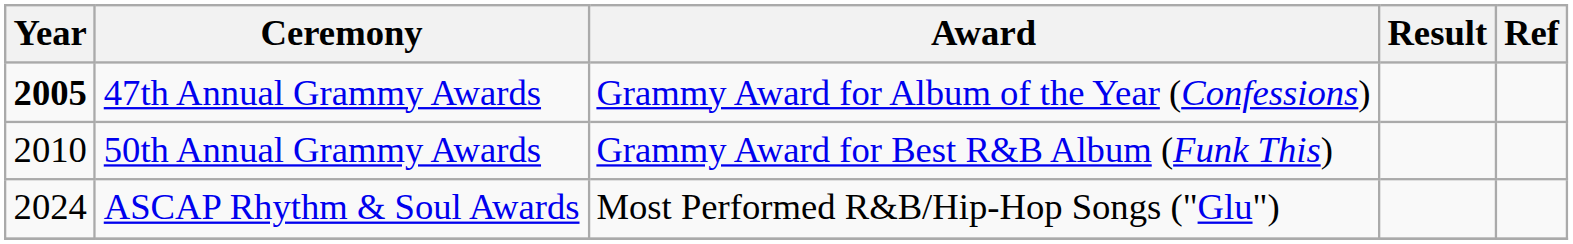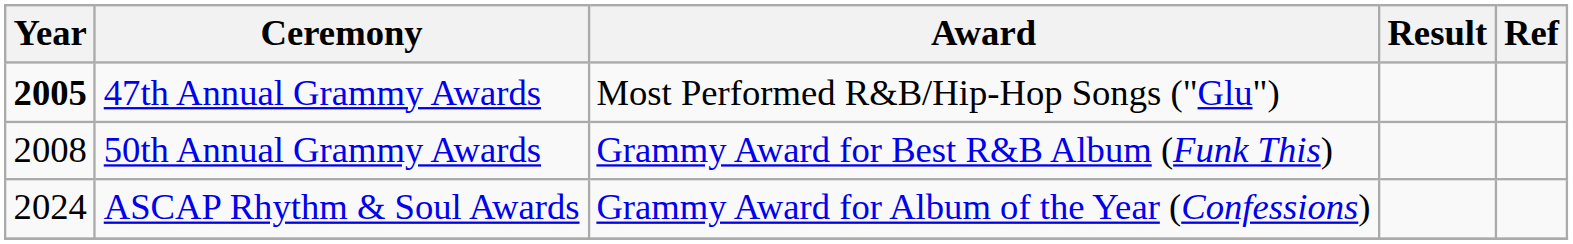(983, 91) Grammy Award for Album of the Year (Confessions) -> (938, 91) Most Performed R&B/Hip-Hop Songs ("Glu")
(50, 149) 2010 -> (50, 149) 2008
(938, 207) Most Performed R&B/Hip-Hop Songs ("Glu") -> (983, 207) Grammy Award for Album of the Year (Confessions)
